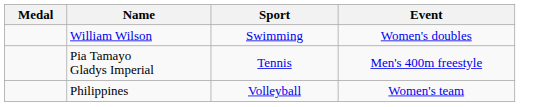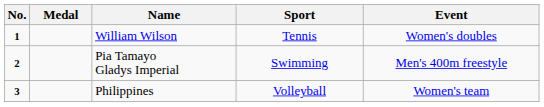+ column: (17, 14)
(274, 35) Swimming -> (300, 35) Tennis
(274, 63) Tennis -> (300, 63) Swimming
